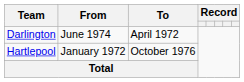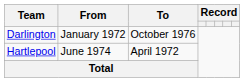(86, 34) June 1974 -> (93, 34) January 1972
(155, 34) April 1972 -> (163, 34) October 1976
(93, 51) January 1972 -> (86, 51) June 1974
(163, 51) October 1976 -> (155, 51) April 1972
